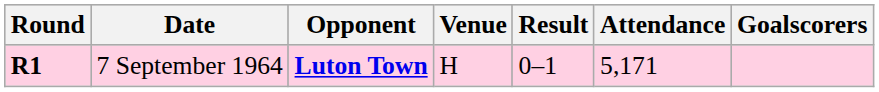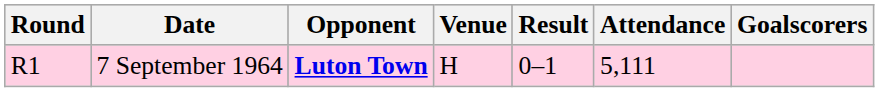(26, 65) bold -> (26, 65) normal
(629, 65) 5,171 -> (628, 65) 5,111
